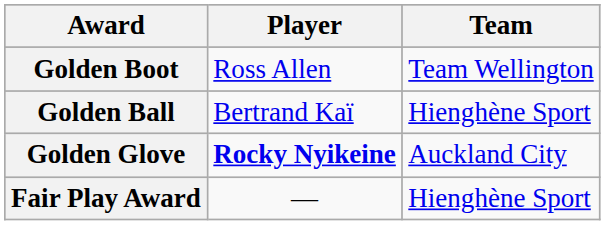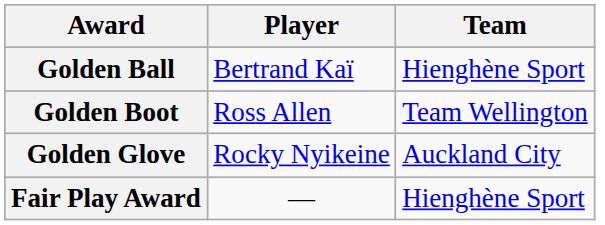rows swapped: (106, 111) <-> (106, 68)
(305, 154) bold -> (302, 154) normal
